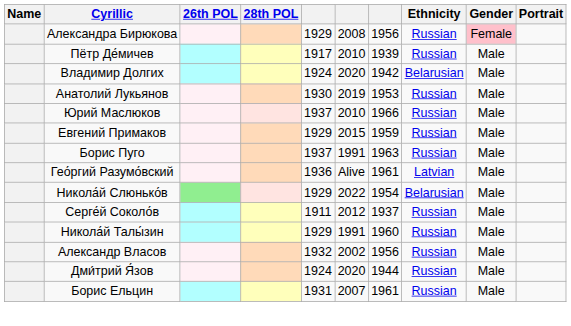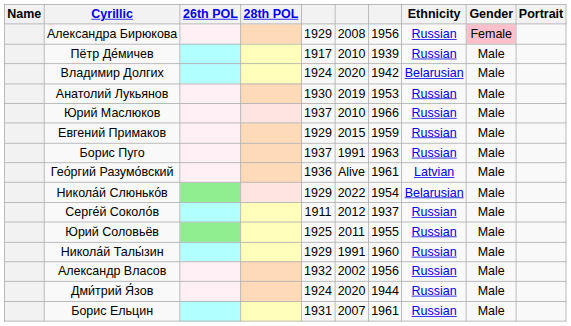+ row: (112, 232)
